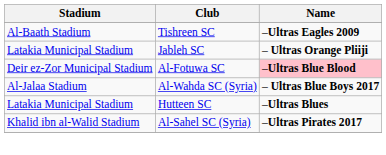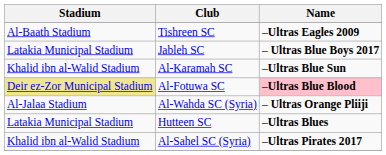(315, 50) – Ultras Orange Pliiji -> (321, 50) – Ultras Blue Boys 2017
+ row: (195, 68)
(80, 68) no background -> (80, 86) khaki background
(321, 86) – Ultras Blue Boys 2017 -> (315, 104) – Ultras Orange Pliiji
